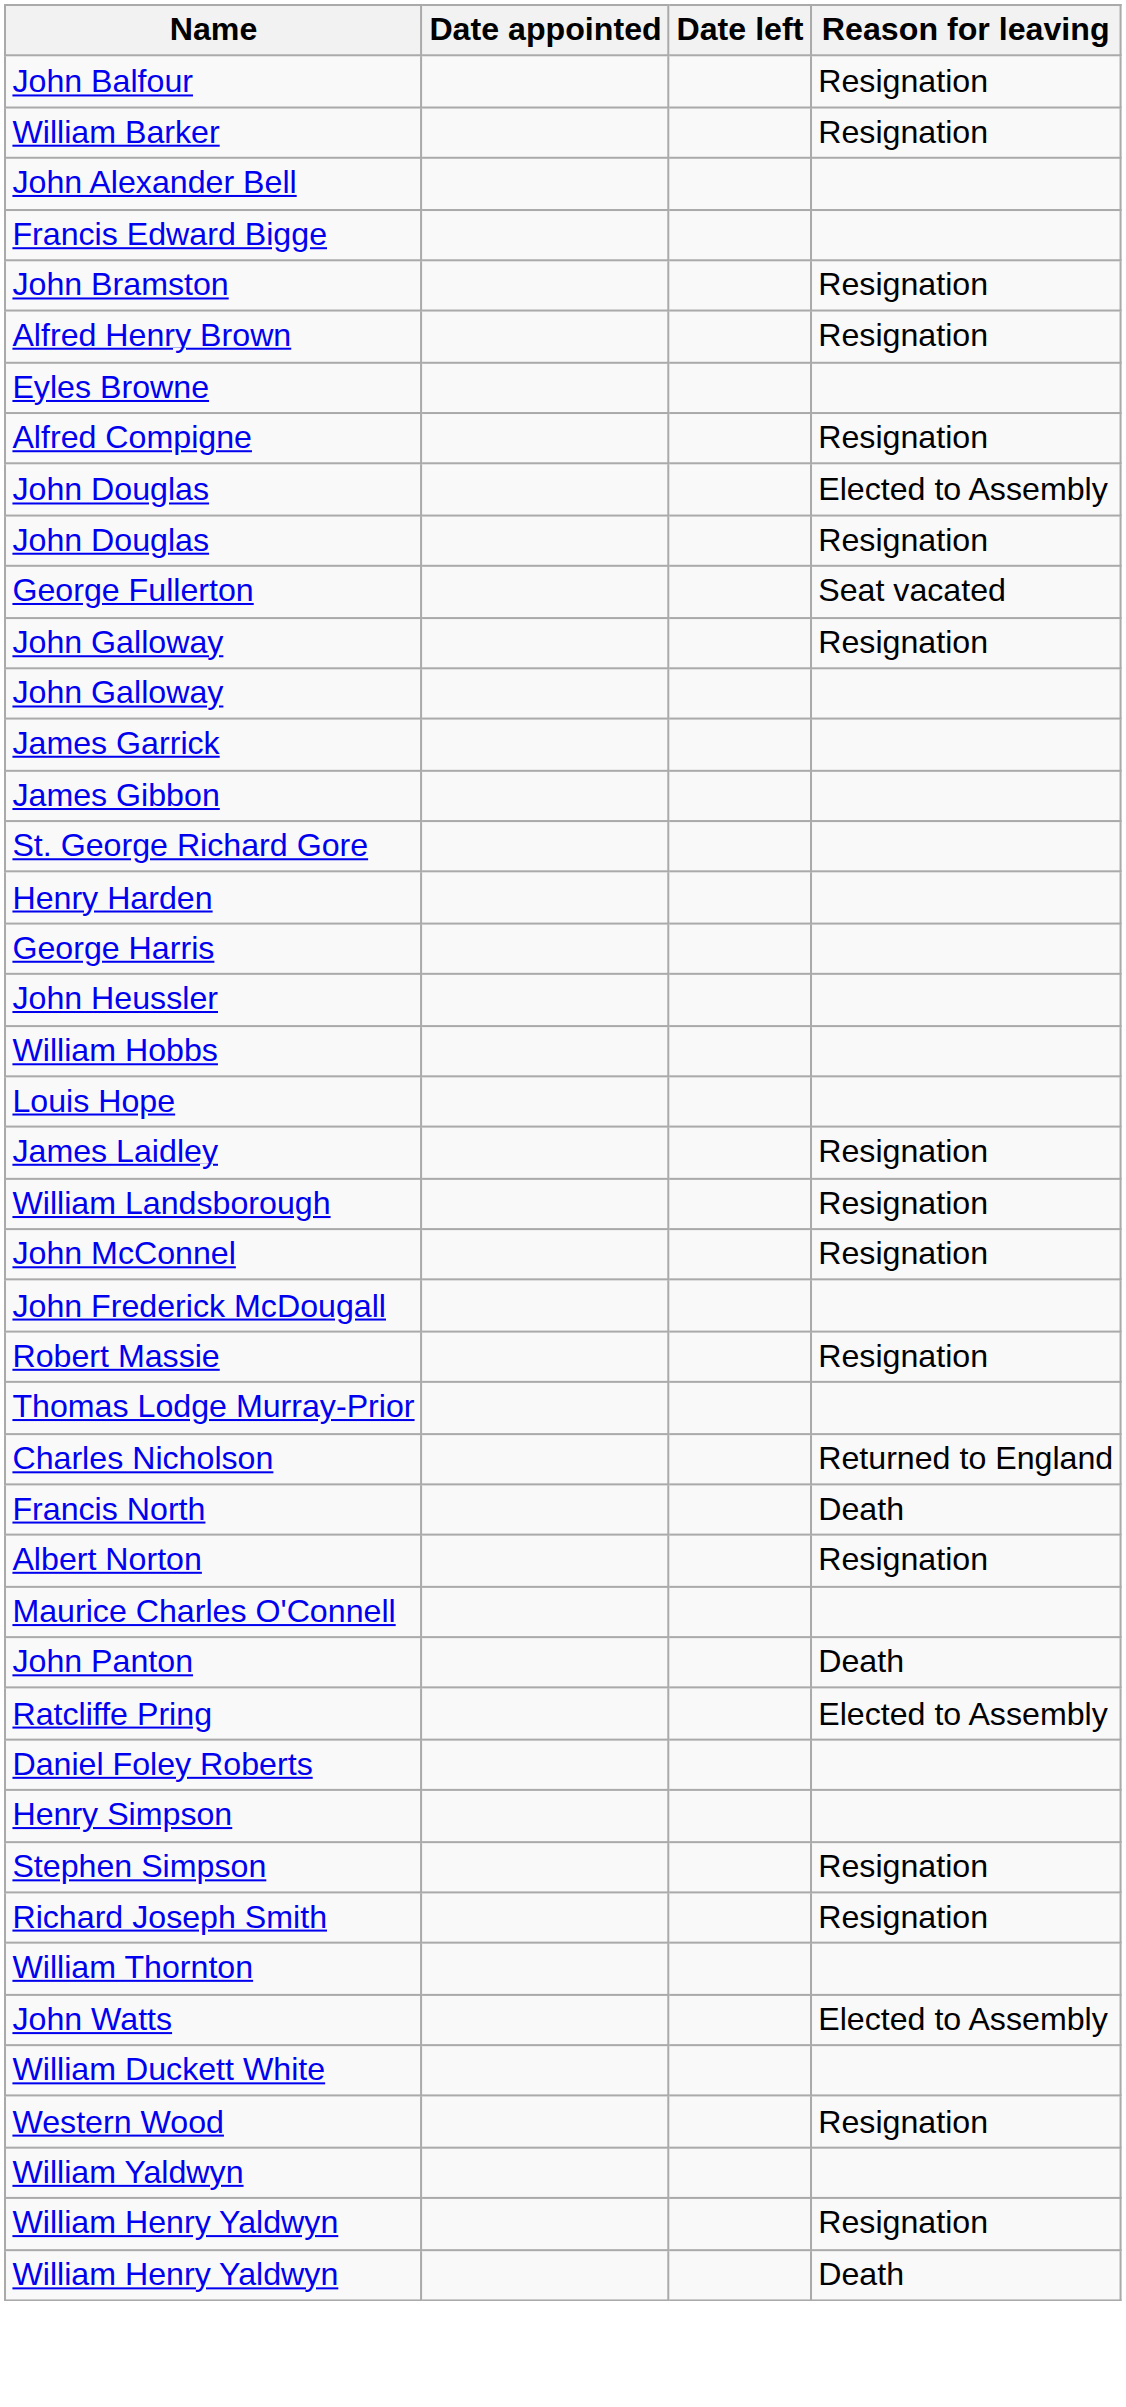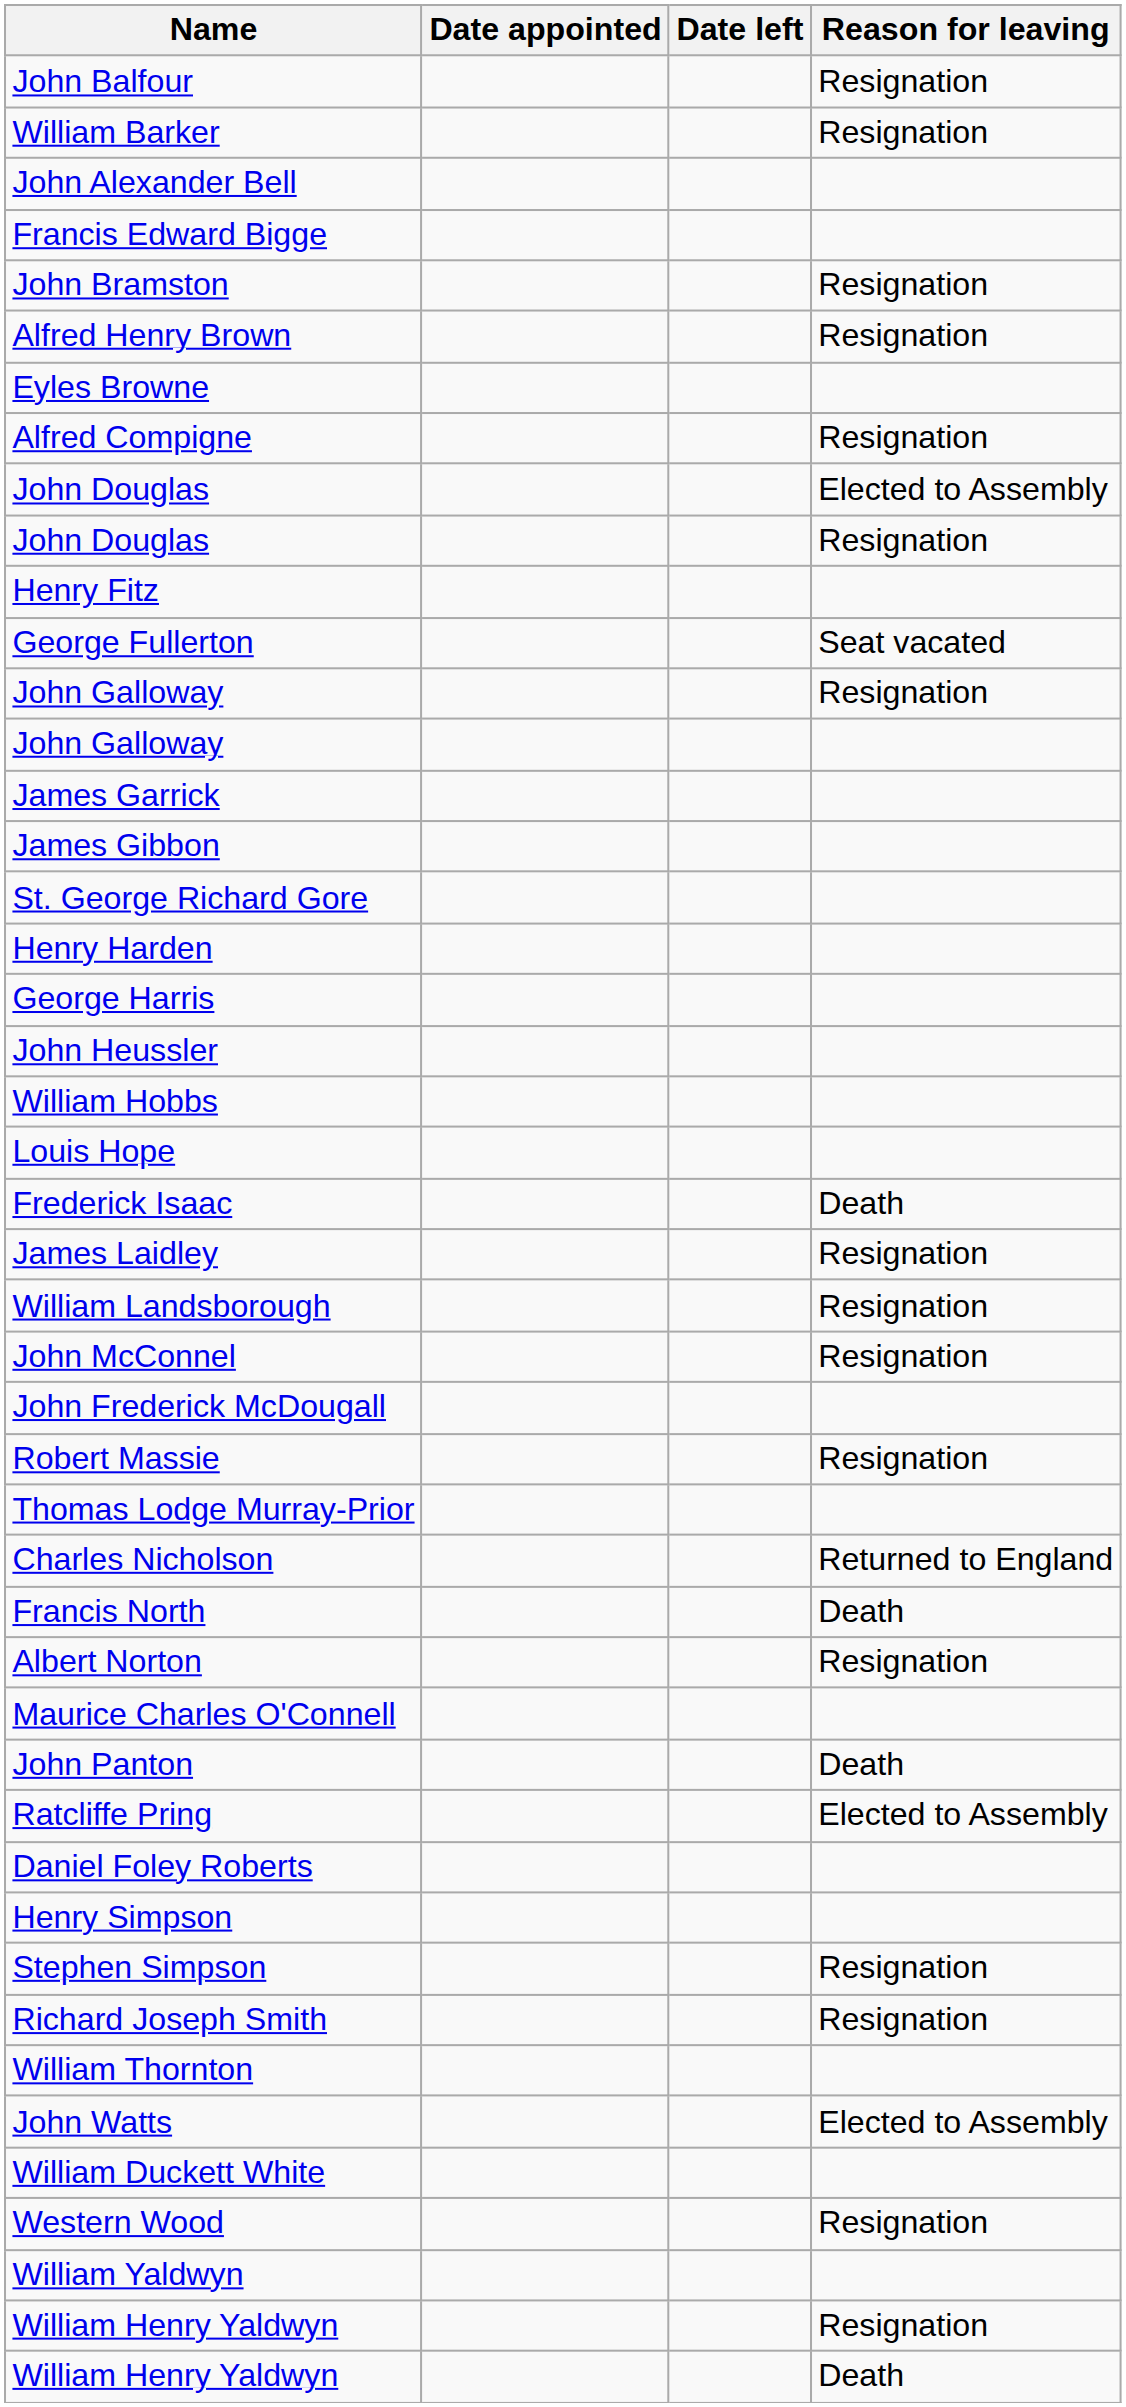+ row: (86, 591)
+ row: (122, 1203)
